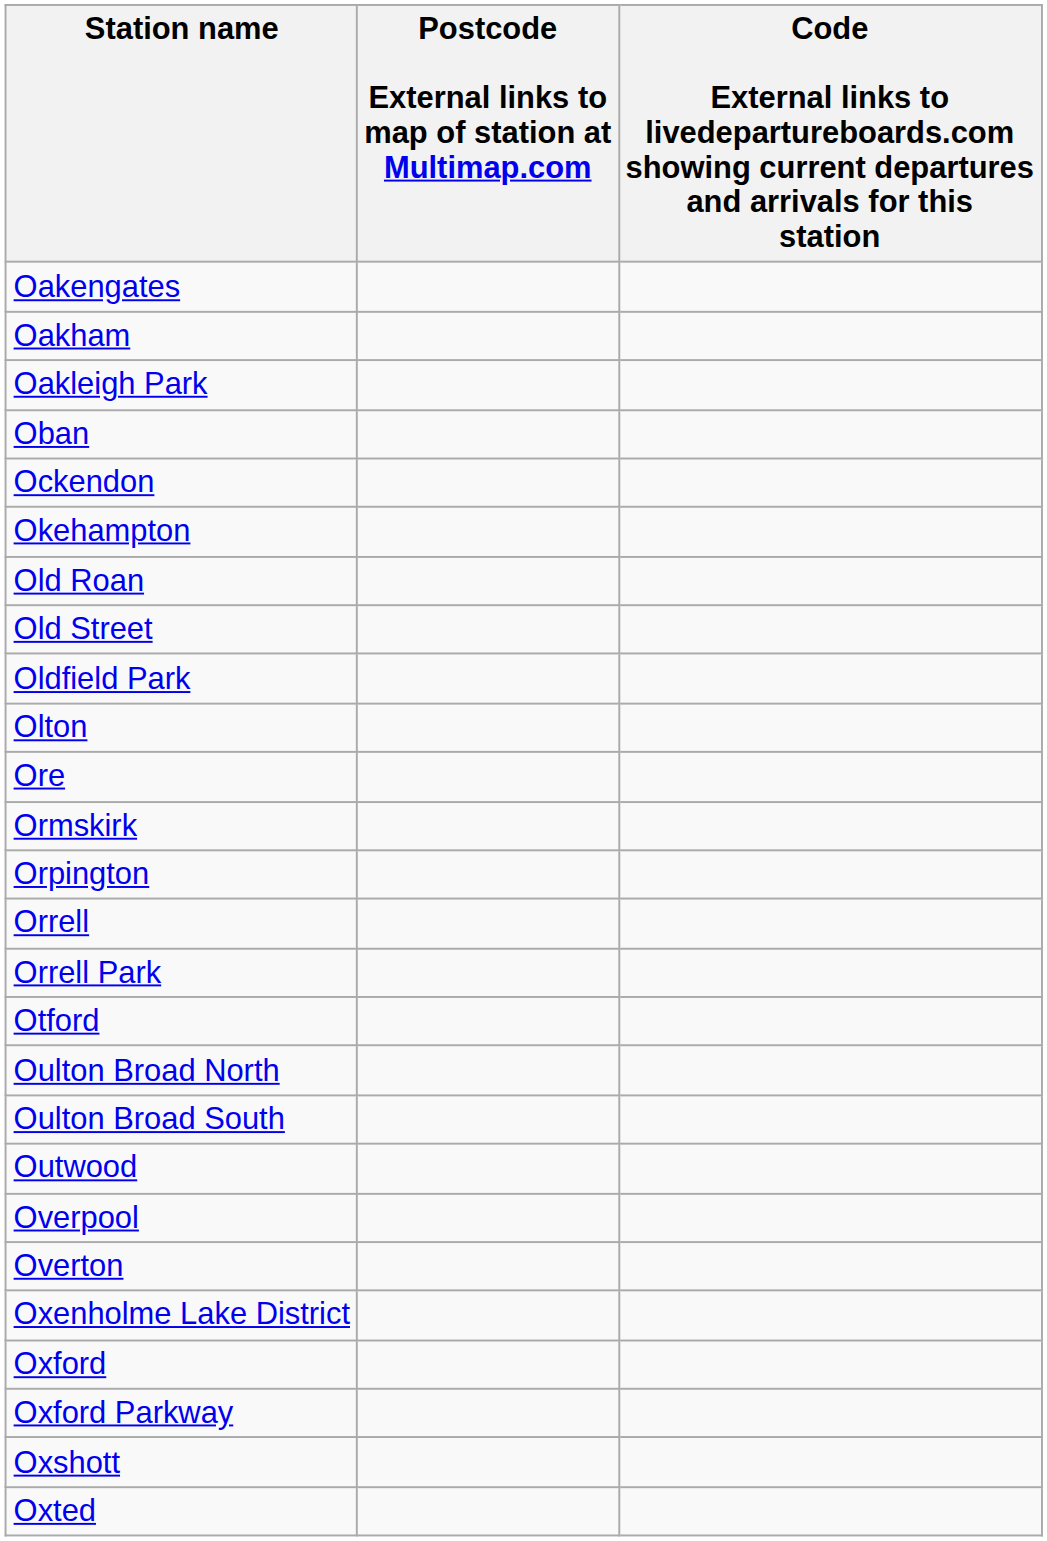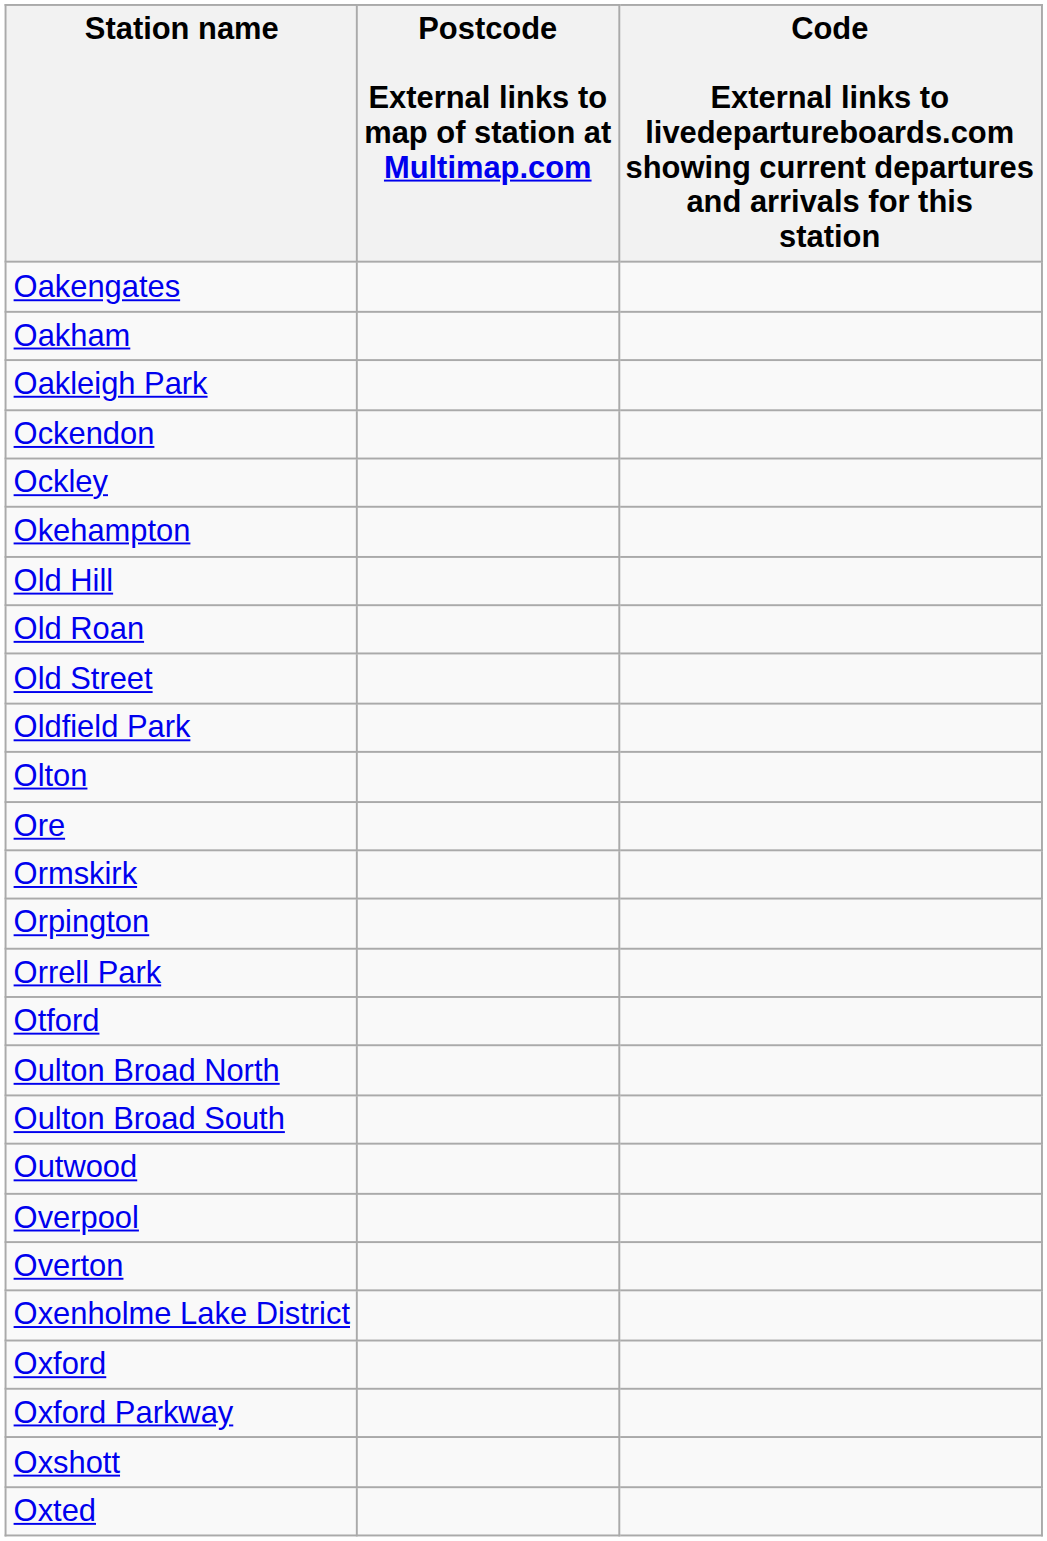- row: (51, 433)
+ row: (61, 482)
+ row: (63, 580)
- row: (51, 923)
